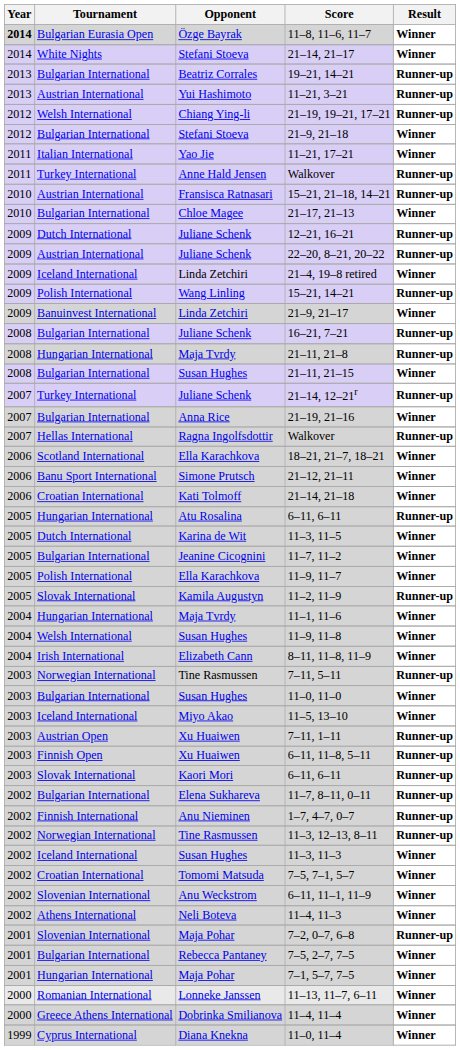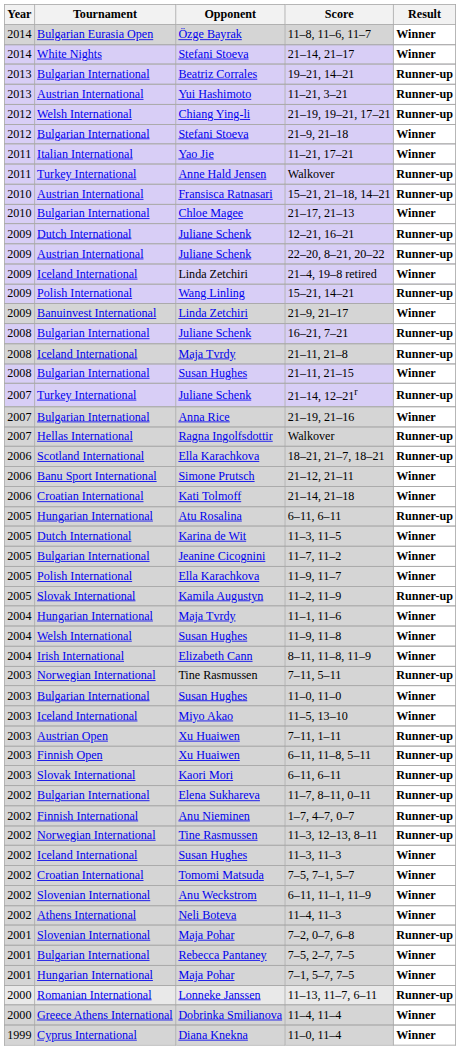(19, 34) bold -> (19, 34) normal
(95, 354) Hungarian International -> (87, 354) Iceland International
(416, 456) Winner -> (425, 456) Runner-up
(416, 995) Winner -> (425, 995) Runner-up
